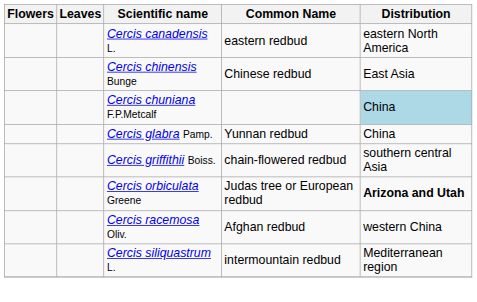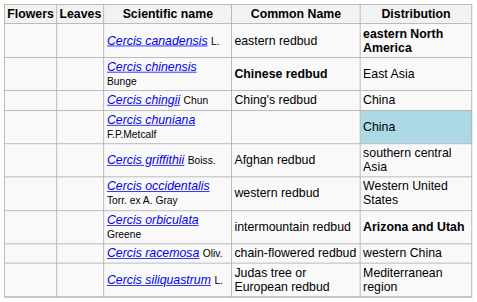(400, 40) normal -> (403, 40) bold
(268, 74) normal -> (281, 74) bold
+ row: (158, 100)
- row: (160, 134)
(285, 160) chain-flowered redbud -> (275, 160) Afghan redbud
+ row: (158, 193)
(289, 193) Judas tree or European redbud -> (293, 227) intermountain redbud
(265, 227) Afghan redbud -> (295, 253) chain-flowered redbud
(283, 260) intermountain redbud -> (282, 280) Judas tree or European redbud
